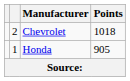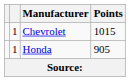(15, 31) 2 -> (15, 31) 1
(105, 31) 1018 -> (105, 31) 1015
